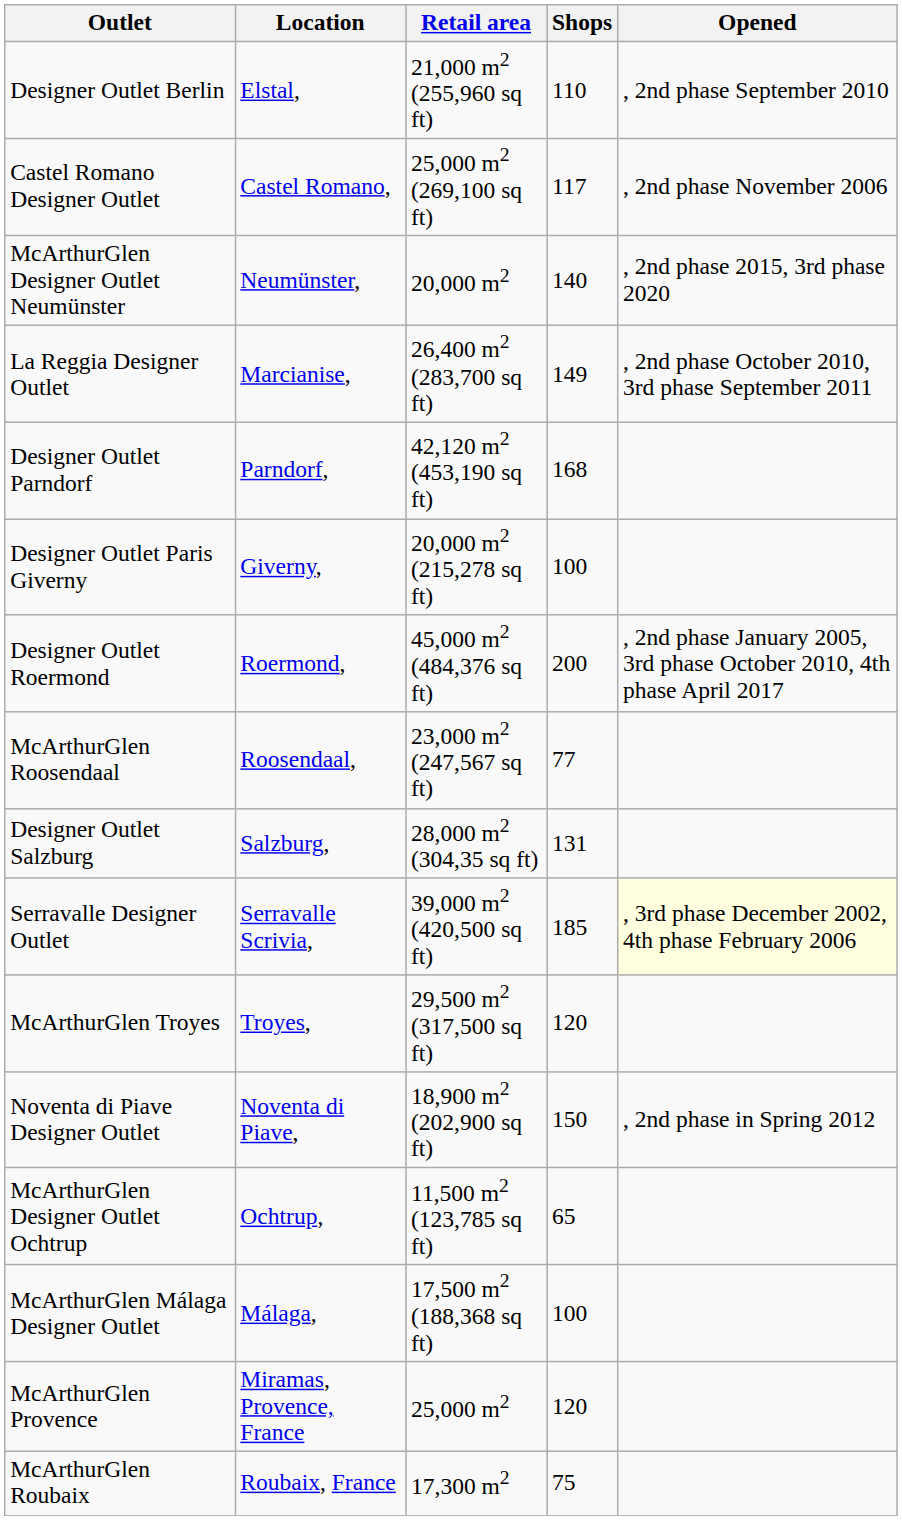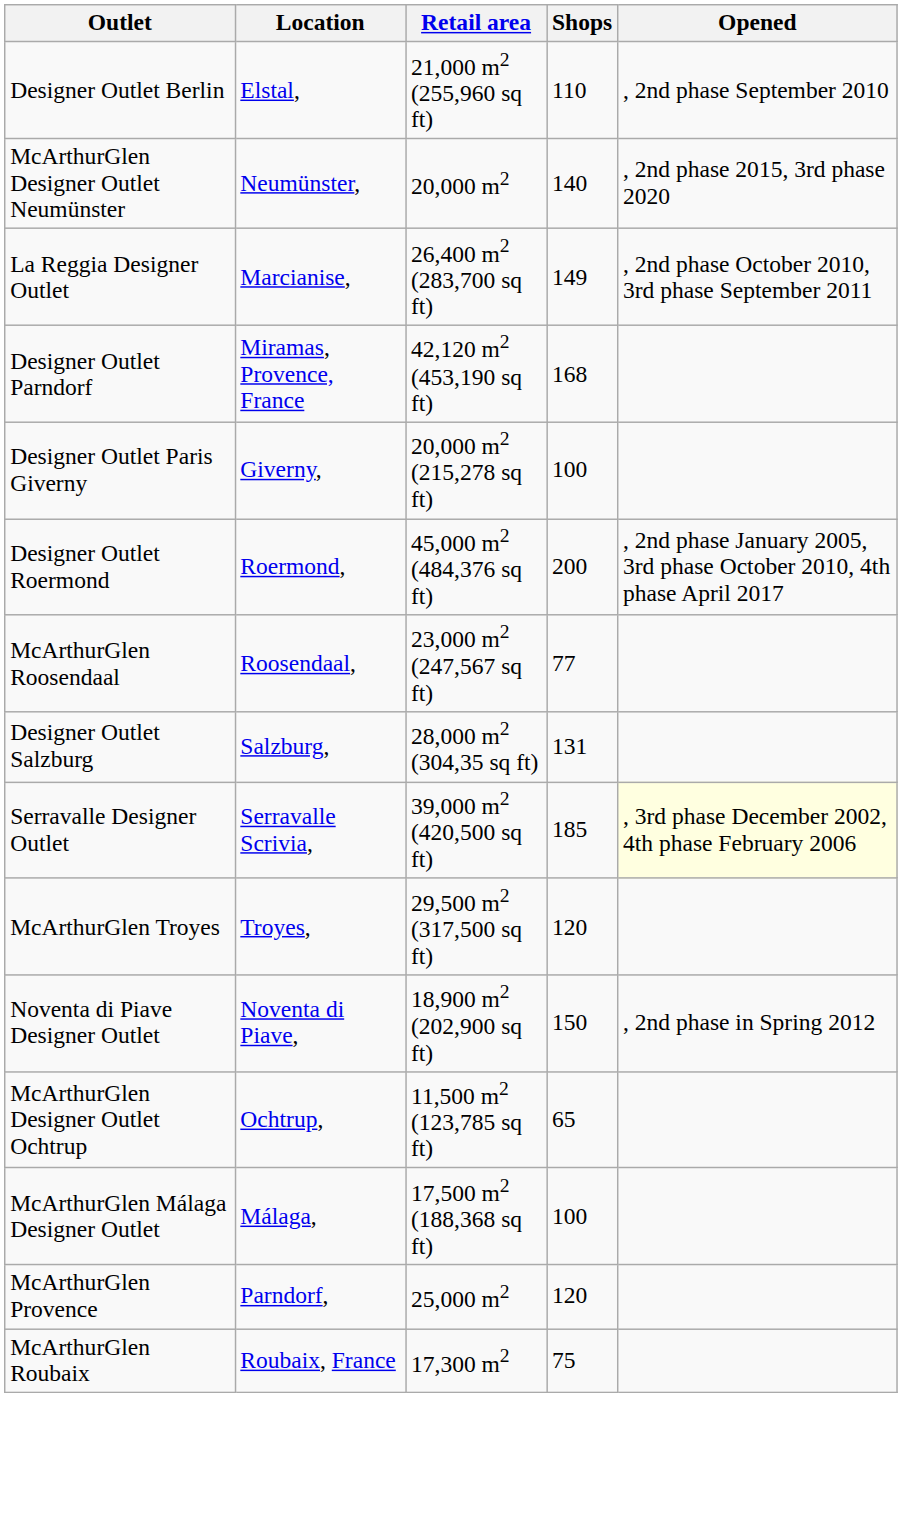- row: (85, 186)
(284, 470) Parndorf, -> (287, 373) Miramas, Provence, France
(287, 1406) Miramas, Provence, France -> (284, 1296) Parndorf,
